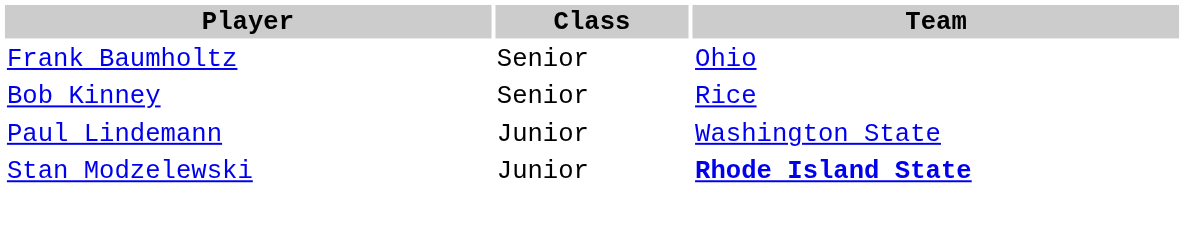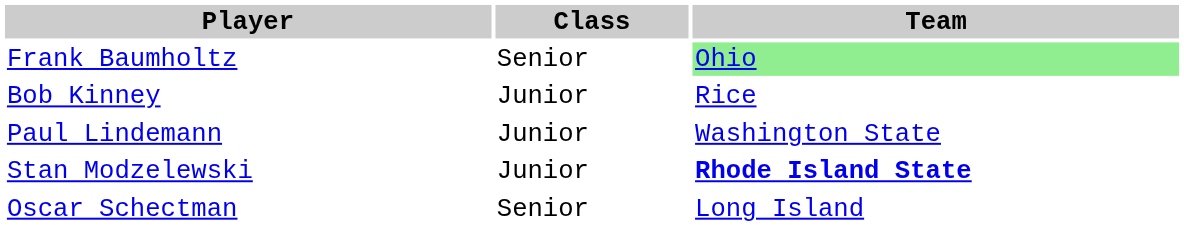(726, 59) no background -> (726, 59) lightgreen background
(543, 97) Senior -> (543, 97) Junior
+ row: (122, 209)
